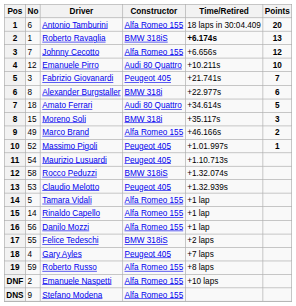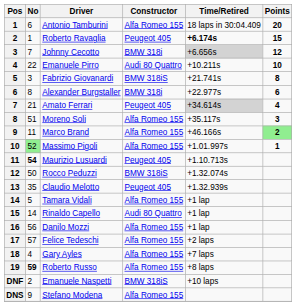(146, 38) BMW 318iS -> (148, 38) Peugeot 405
(277, 38) 13 -> (277, 38) 15
(154, 51) Alfa Romeo 155 -> (143, 51) BMW 318i
(202, 51) no background -> (202, 51) lightgrey background
(32, 65) 12 -> (32, 65) 22
(148, 78) Peugeot 405 -> (146, 78) BMW 318iS
(277, 78) 7 -> (277, 78) 8
(32, 105) 18 -> (32, 105) 21
(153, 105) Audi 80 Quattro -> (148, 105) Peugeot 405
(204, 105) no background -> (204, 105) lightgrey background
(277, 105) 5 -> (277, 105) 4
(32, 119) 15 -> (32, 119) 51
(143, 119) BMW 318i -> (154, 119) Alfa Romeo 155
(32, 132) 49 -> (32, 132) 11
(277, 132) no background -> (277, 132) lightgreen background
(32, 146) no background -> (32, 146) lightgreen background
(148, 146) Peugeot 405 -> (154, 146) Alfa Romeo 155
(32, 159) normal -> (32, 159) bold
(32, 173) 58 -> (32, 173) 50
(32, 186) 53 -> (32, 186) 35
(154, 213) Alfa Romeo 155 -> (153, 213) Audi 80 Quattro
(32, 240) 55 -> (32, 240) 57
(146, 240) BMW 318iS -> (154, 240) Alfa Romeo 155
(148, 254) Peugeot 405 -> (154, 254) Alfa Romeo 155
(32, 267) normal -> (32, 267) bold
(154, 281) Alfa Romeo 155 -> (146, 281) BMW 318iS
